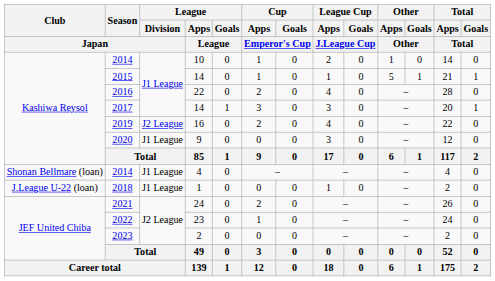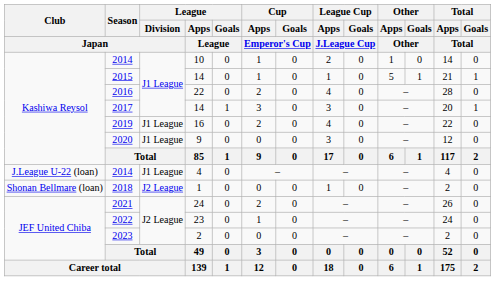(162, 124) J2 League -> (162, 124) J1 League
(55, 172) Shonan Bellmare (loan) -> (55, 172) J.League U-22 (loan)
(55, 188) J.League U-22 (loan) -> (55, 188) Shonan Bellmare (loan)
(162, 188) J1 League -> (162, 188) J2 League
